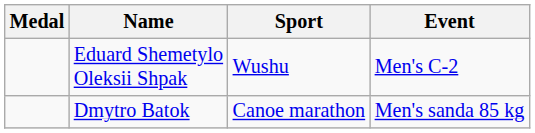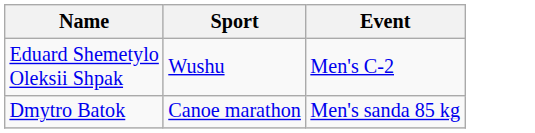- column: (37, 21)
